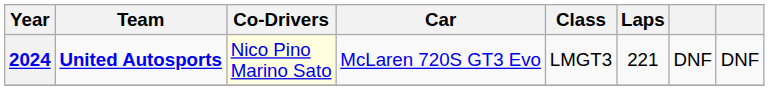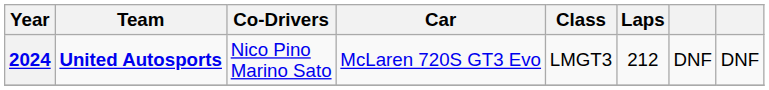(281, 60) lightyellow background -> (281, 60) no background
(643, 60) 221 -> (643, 60) 212
